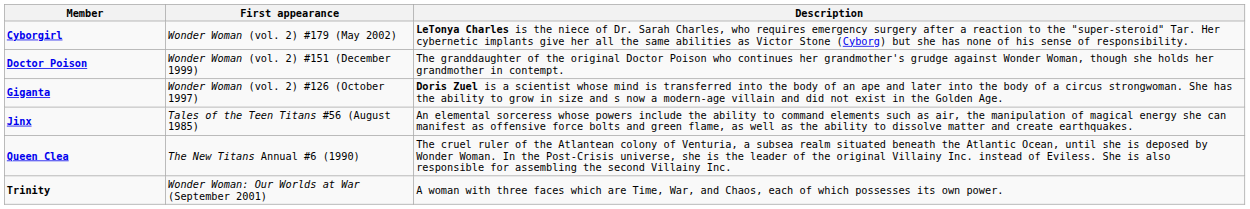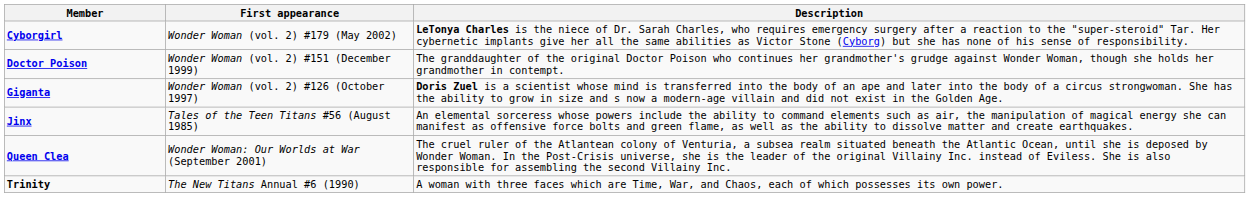(264, 156) The New Titans Annual #6 (1990) -> (264, 156) Wonder Woman: Our Worlds at War (September 2001)
(264, 190) Wonder Woman: Our Worlds at War (September 2001) -> (264, 184) The New Titans Annual #6 (1990)
